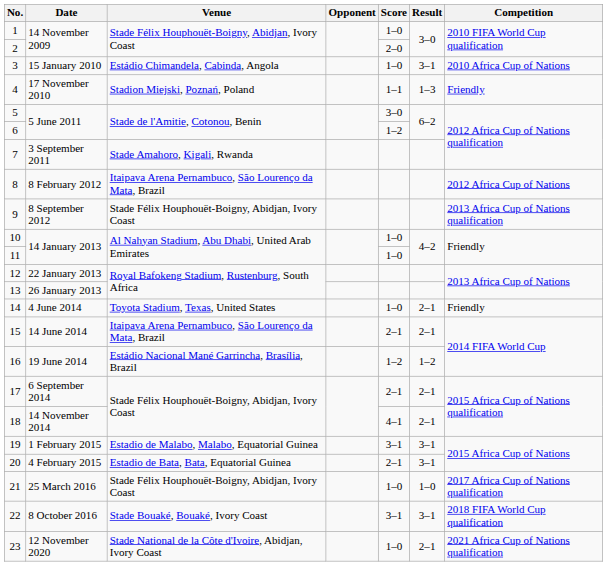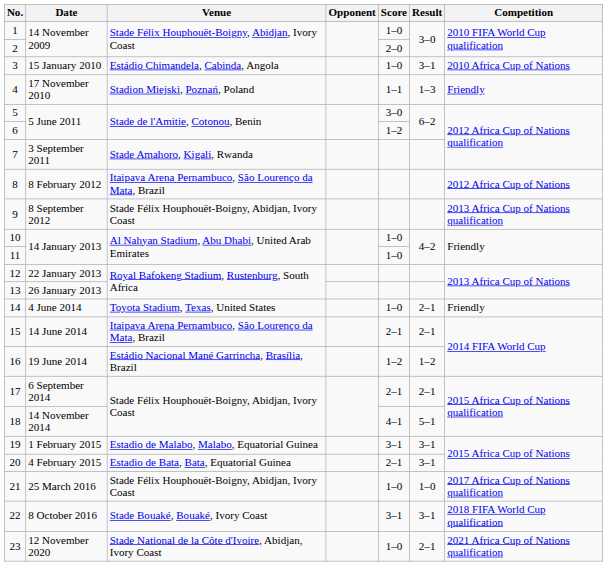(427, 421) 2–1 -> (427, 421) 5–1
